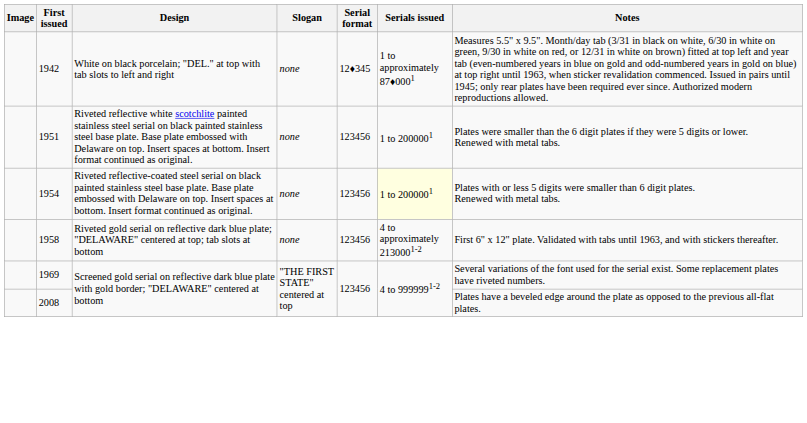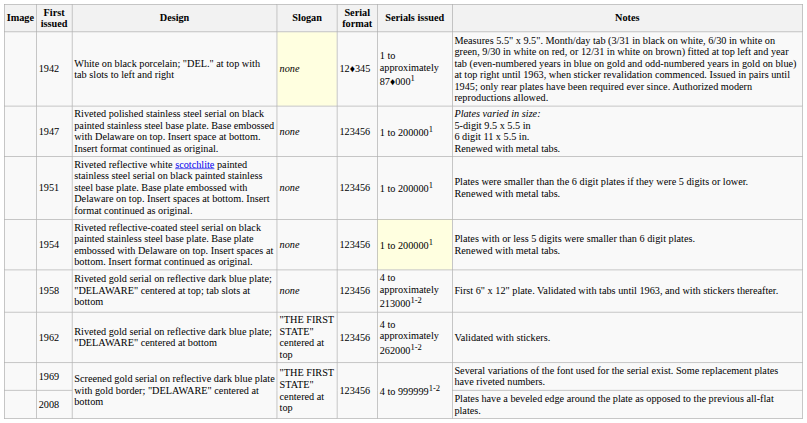(290, 69) no background -> (290, 69) lightyellow background
+ row: (49, 131)
+ row: (49, 337)
